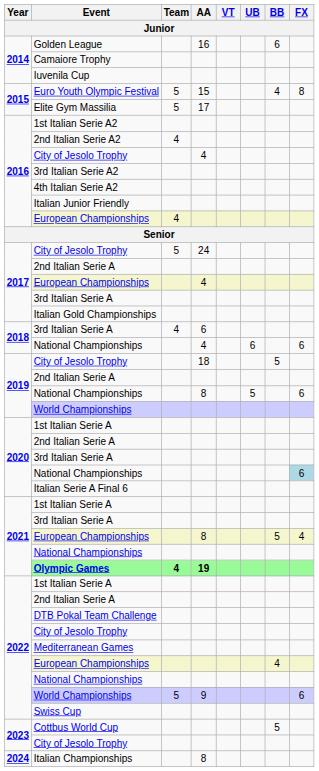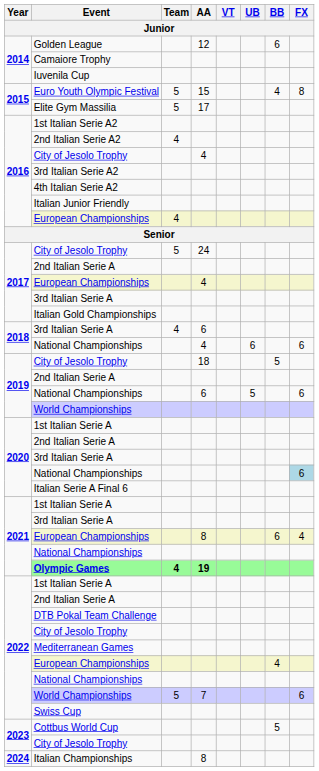(204, 44) 16 -> (204, 44) 12
(204, 394) 8 -> (204, 394) 6
(277, 537) 5 -> (277, 537) 6
(204, 695) 9 -> (204, 695) 7
